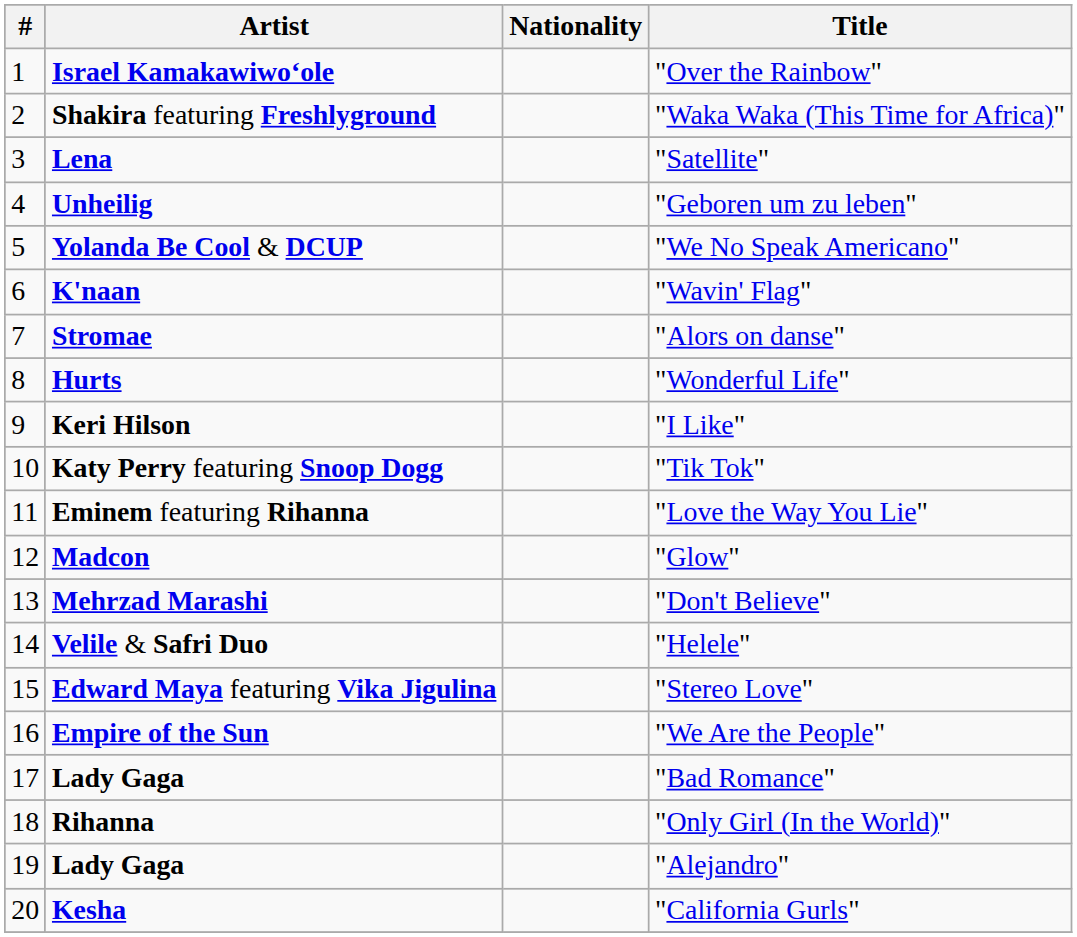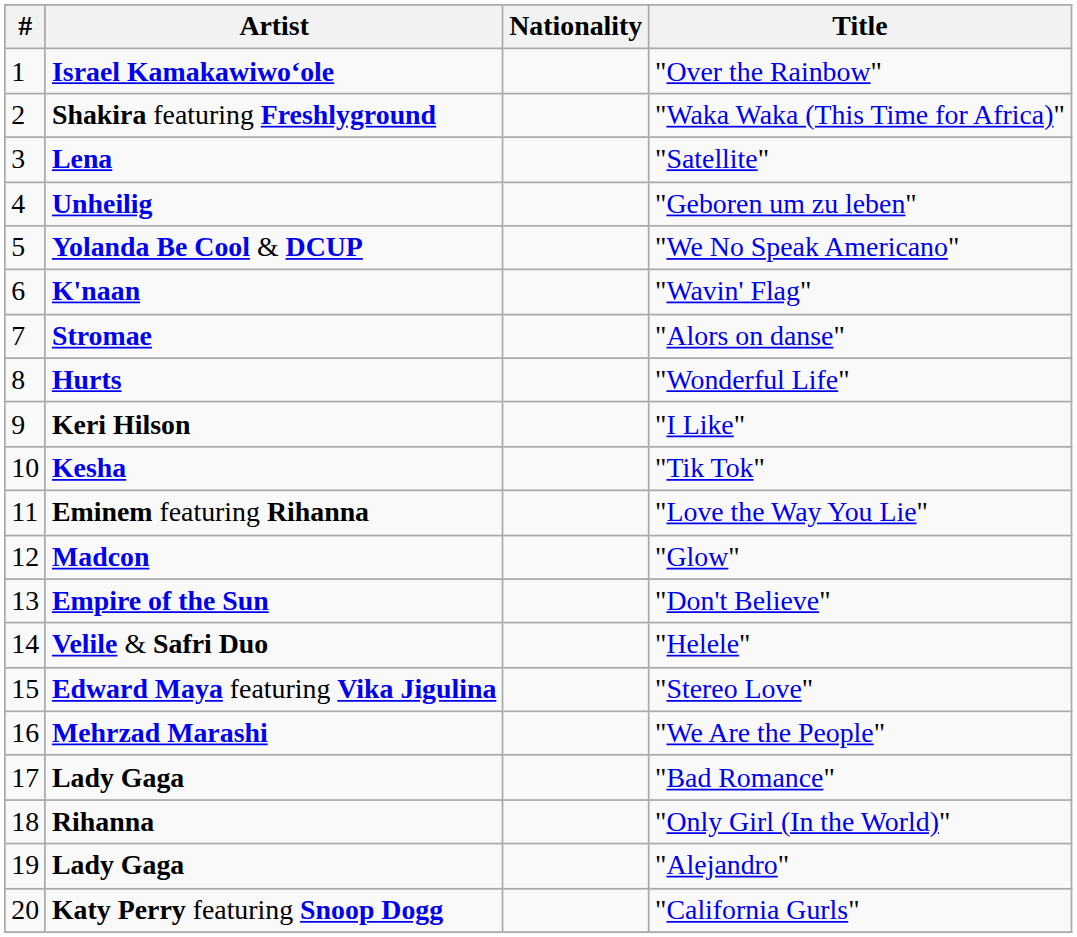(248, 468) Katy Perry featuring Snoop Dogg -> (89, 468) Kesha
(160, 600) Mehrzad Marashi -> (160, 600) Empire of the Sun
(160, 733) Empire of the Sun -> (160, 733) Mehrzad Marashi
(89, 909) Kesha -> (248, 909) Katy Perry featuring Snoop Dogg
